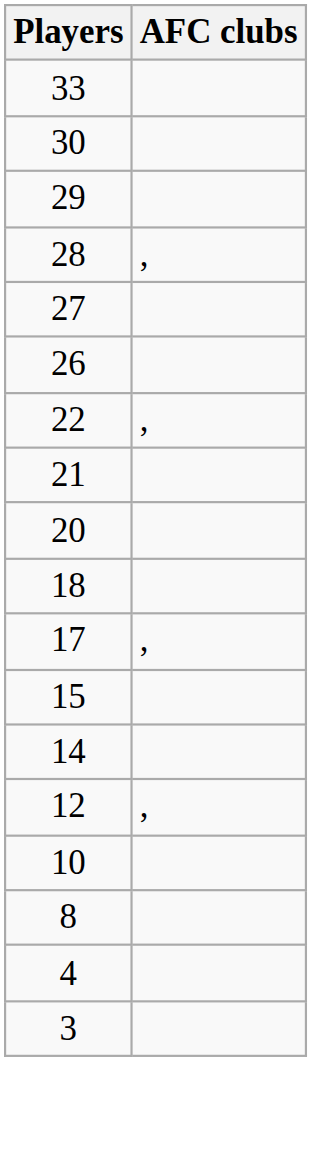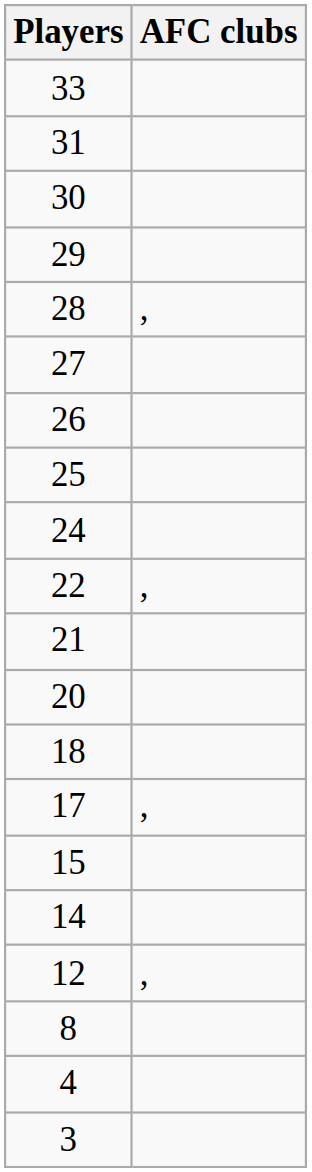+ row: (68, 142)
+ row: (68, 474)
+ row: (68, 530)
- row: (68, 861)
